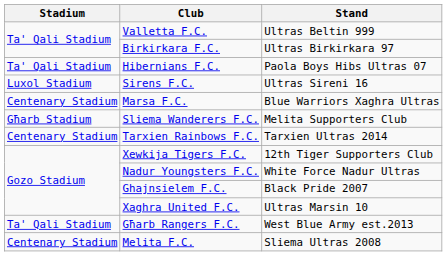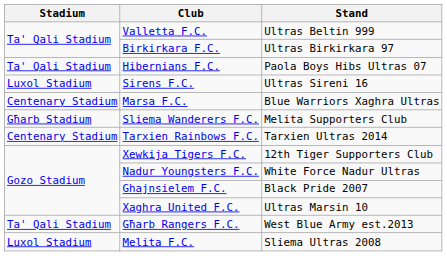(62, 242) Centenary Stadium -> (49, 242) Luxol Stadium
